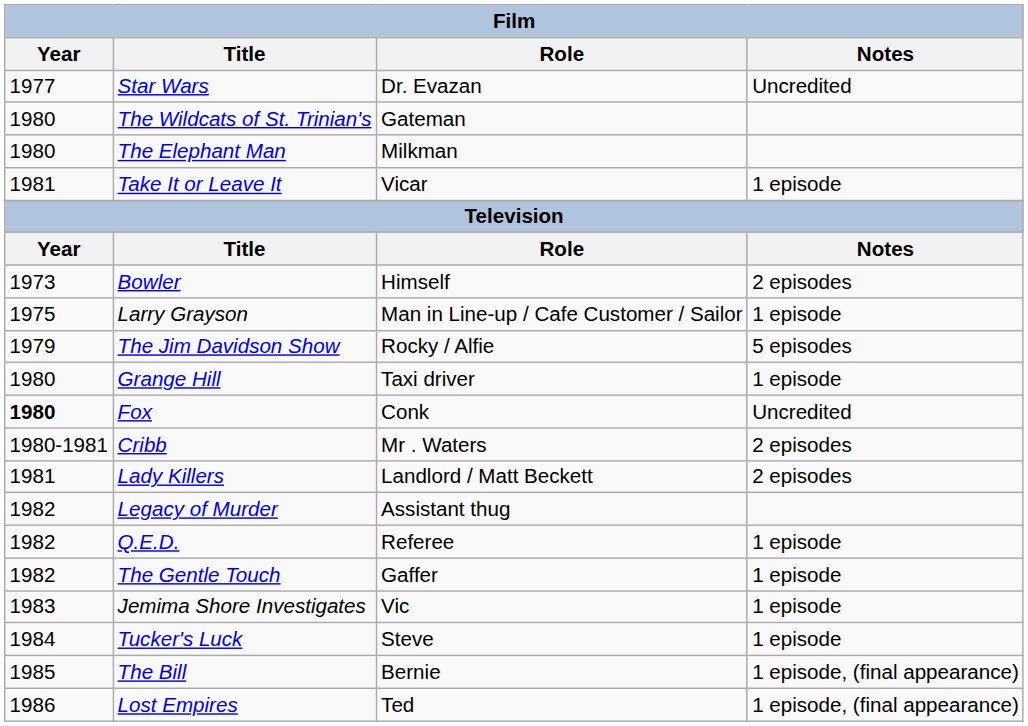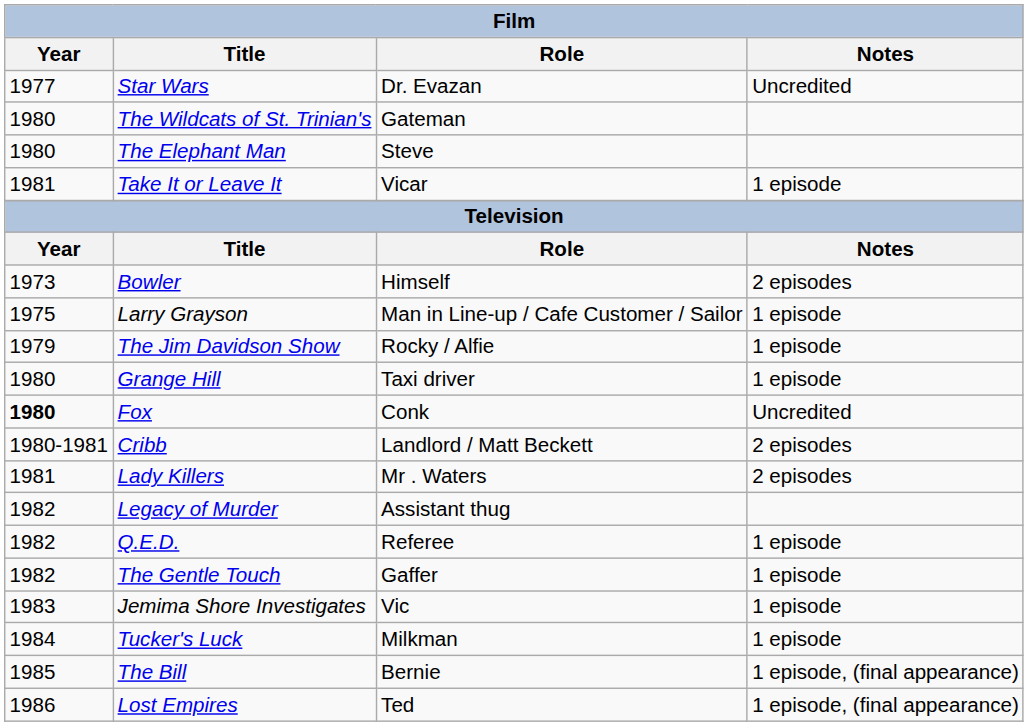(419, 152) Milkman -> (407, 152) Steve
(802, 347) 5 episodes -> (797, 347) 1 episode
(434, 444) Mr . Waters -> (487, 444) Landlord / Matt Beckett
(487, 477) Landlord / Matt Beckett -> (434, 477) Mr . Waters
(407, 639) Steve -> (419, 639) Milkman
